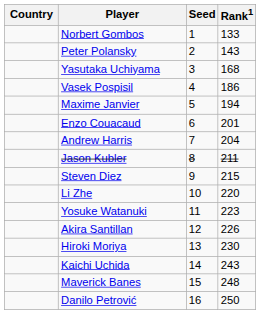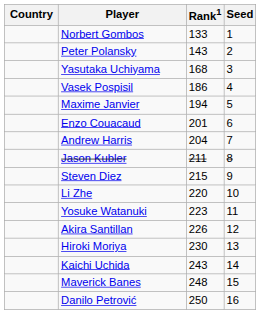columns swapped: (237, 14) <-> (202, 14)
